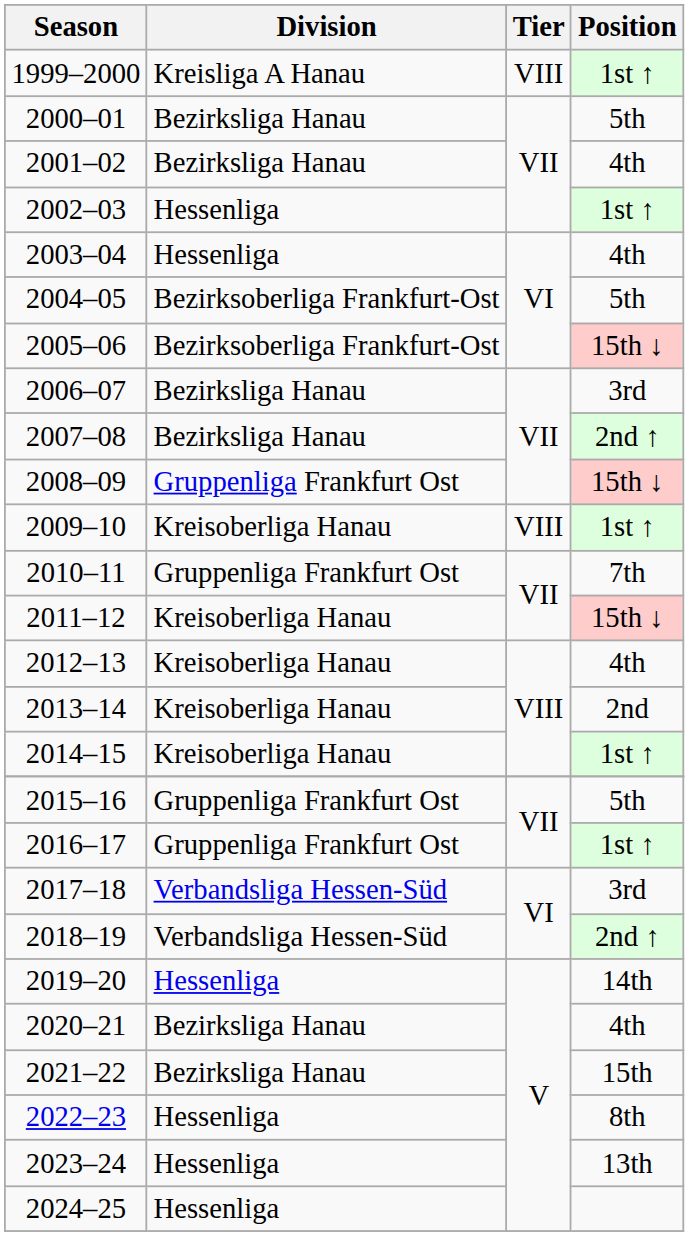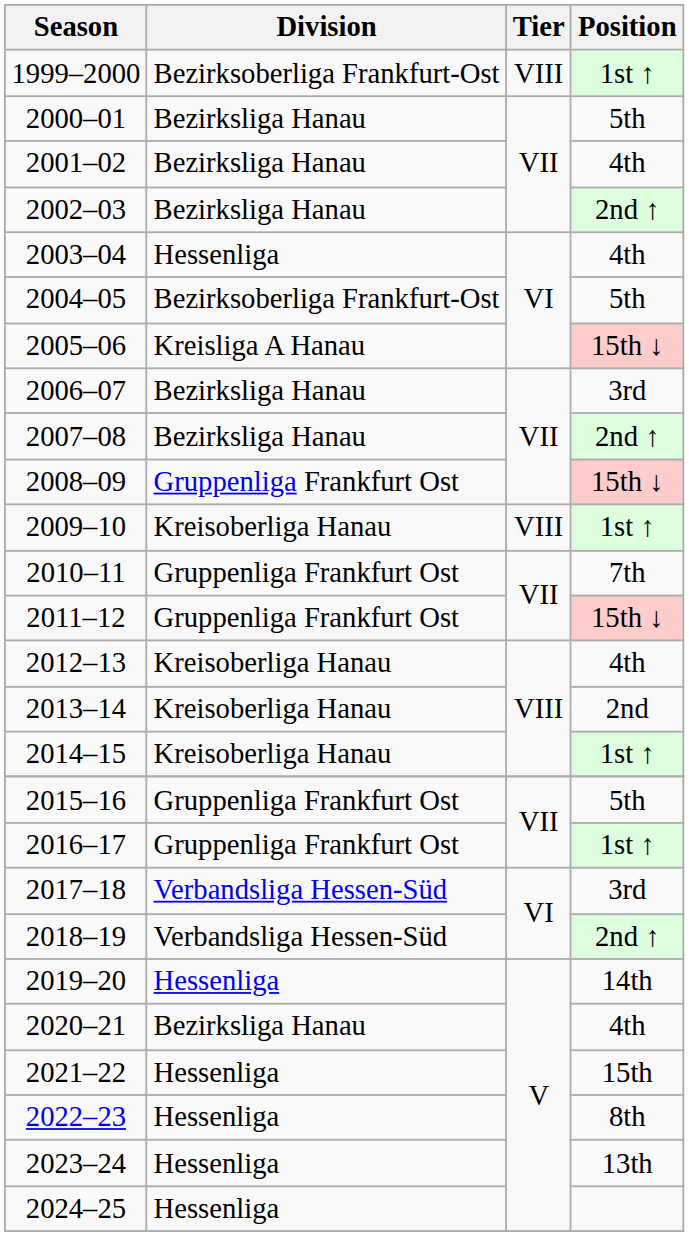(259, 72) Kreisliga A Hanau -> (327, 72) Bezirksoberliga Frankfurt-Ost
(216, 208) Hessenliga -> (260, 208) Bezirksliga Hanau
(627, 208) 1st ↑ -> (627, 208) 2nd ↑
(327, 345) Bezirksoberliga Frankfurt-Ost -> (259, 345) Kreisliga A Hanau
(272, 617) Kreisoberliga Hanau -> (306, 617) Gruppenliga Frankfurt Ost
(260, 1071) Bezirksliga Hanau -> (216, 1071) Hessenliga
